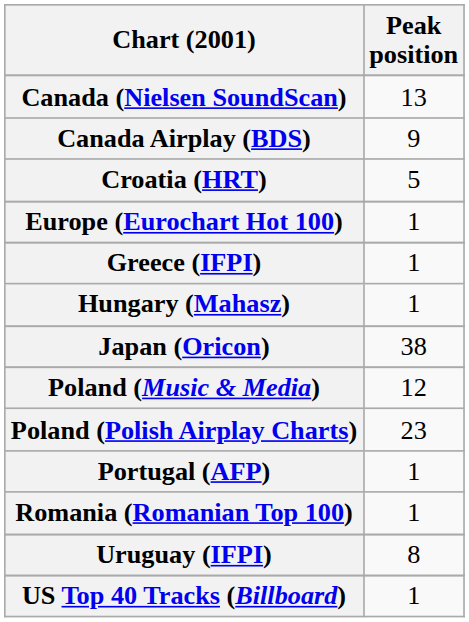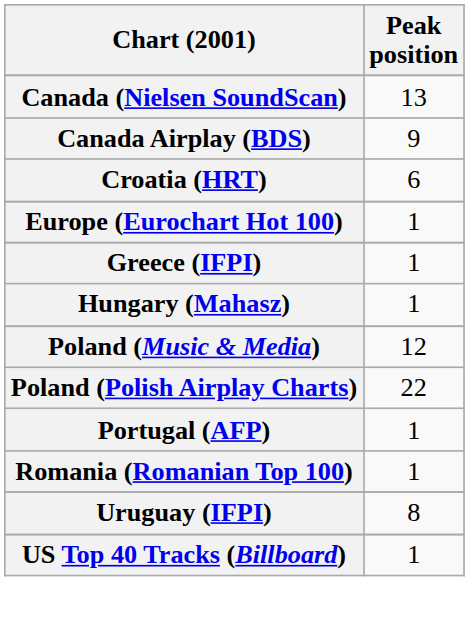(414, 179) 5 -> (414, 179) 6
- row: (184, 346)
(414, 429) 23 -> (414, 387) 22
